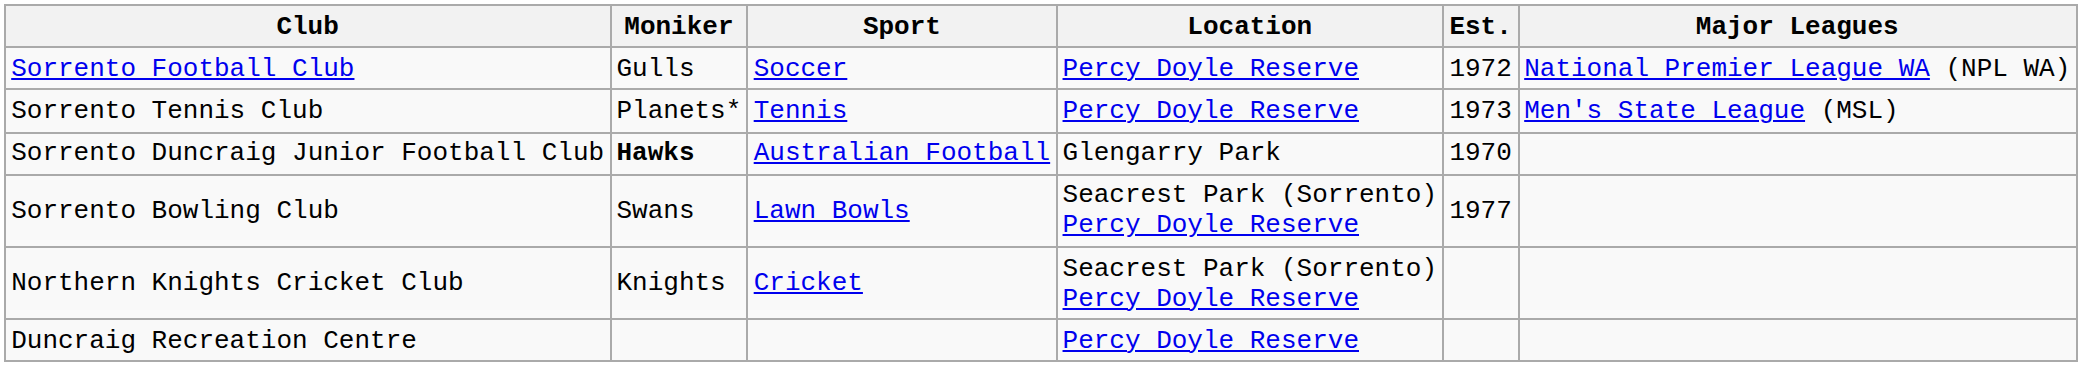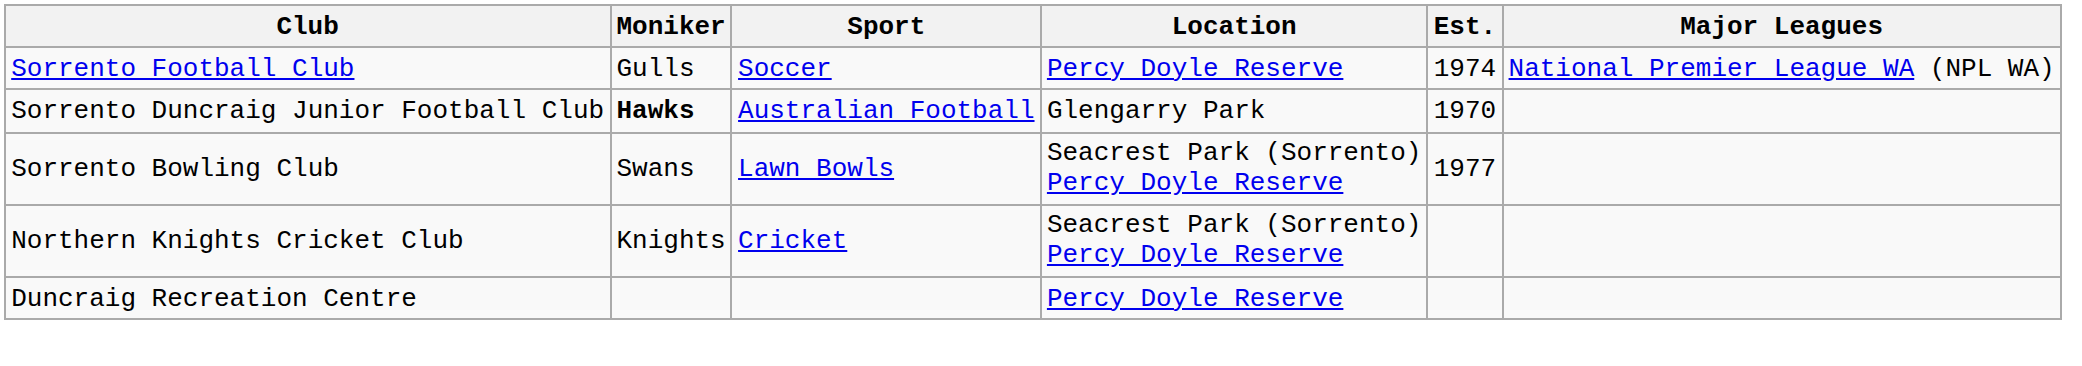(1481, 69) 1972 -> (1465, 69) 1974
- row: (167, 111)
